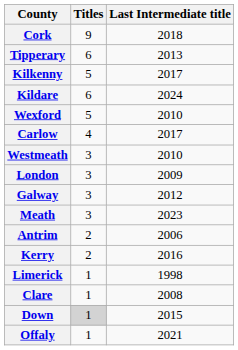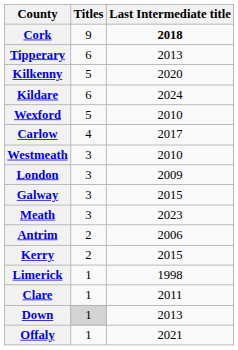(170, 34) normal -> (170, 34) bold
(170, 74) 2017 -> (170, 74) 2020
(170, 194) 2012 -> (170, 194) 2015
(170, 255) 2016 -> (170, 255) 2015
(170, 295) 2008 -> (170, 295) 2011
(170, 315) 2015 -> (170, 315) 2013
